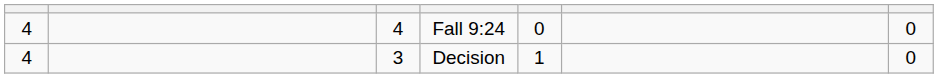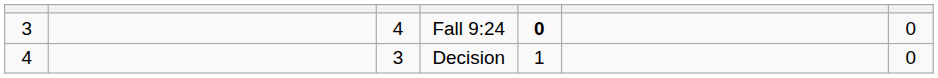(27, 28) 4 -> (27, 28) 3
(539, 28) normal -> (539, 28) bold
